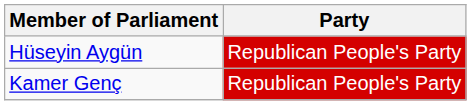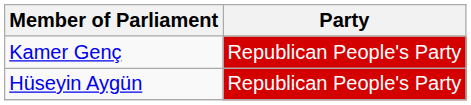rows swapped: (65, 83) <-> (76, 52)
